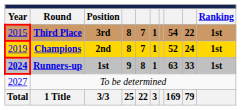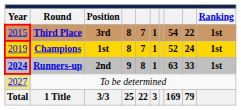(103, 49) 2nd -> (103, 49) 1st
(103, 65) 1st -> (103, 65) 2nd
(18, 82) no background -> (18, 82) khaki background
